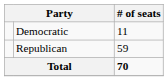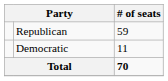rows swapped: (42, 48) <-> (42, 31)
